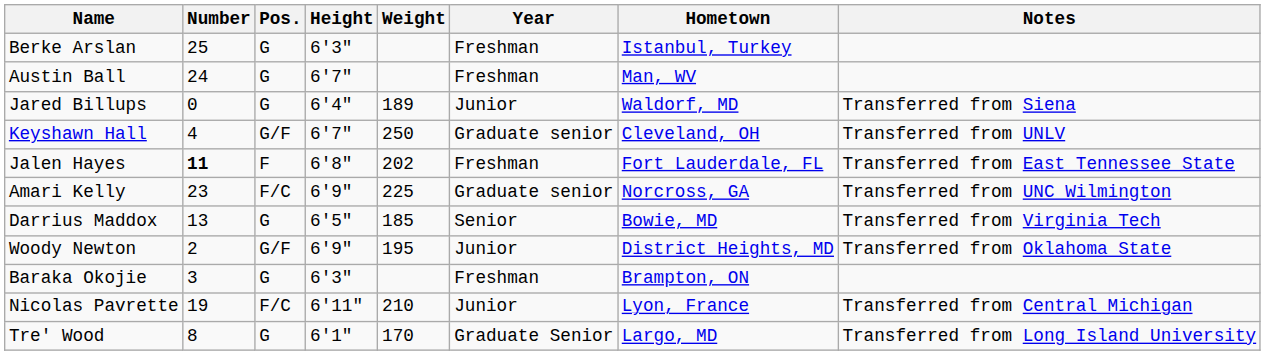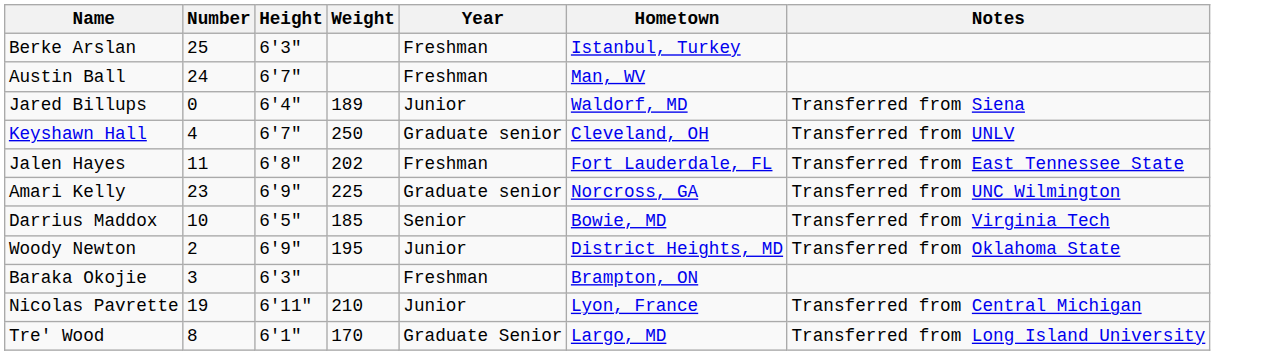- column: (280, 19)
(198, 163) bold -> (198, 163) normal
(198, 221) 13 -> (198, 221) 10
